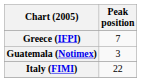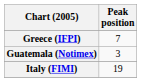(118, 69) 22 -> (118, 69) 19
